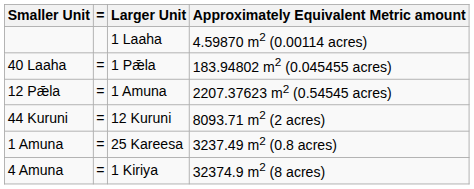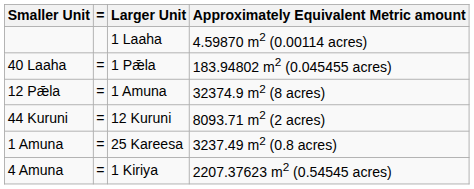(292, 92) 2207.37623 m2 (0.54545 acres) -> (259, 92) 32374.9 m2 (8 acres)
(259, 170) 32374.9 m2 (8 acres) -> (292, 170) 2207.37623 m2 (0.54545 acres)
